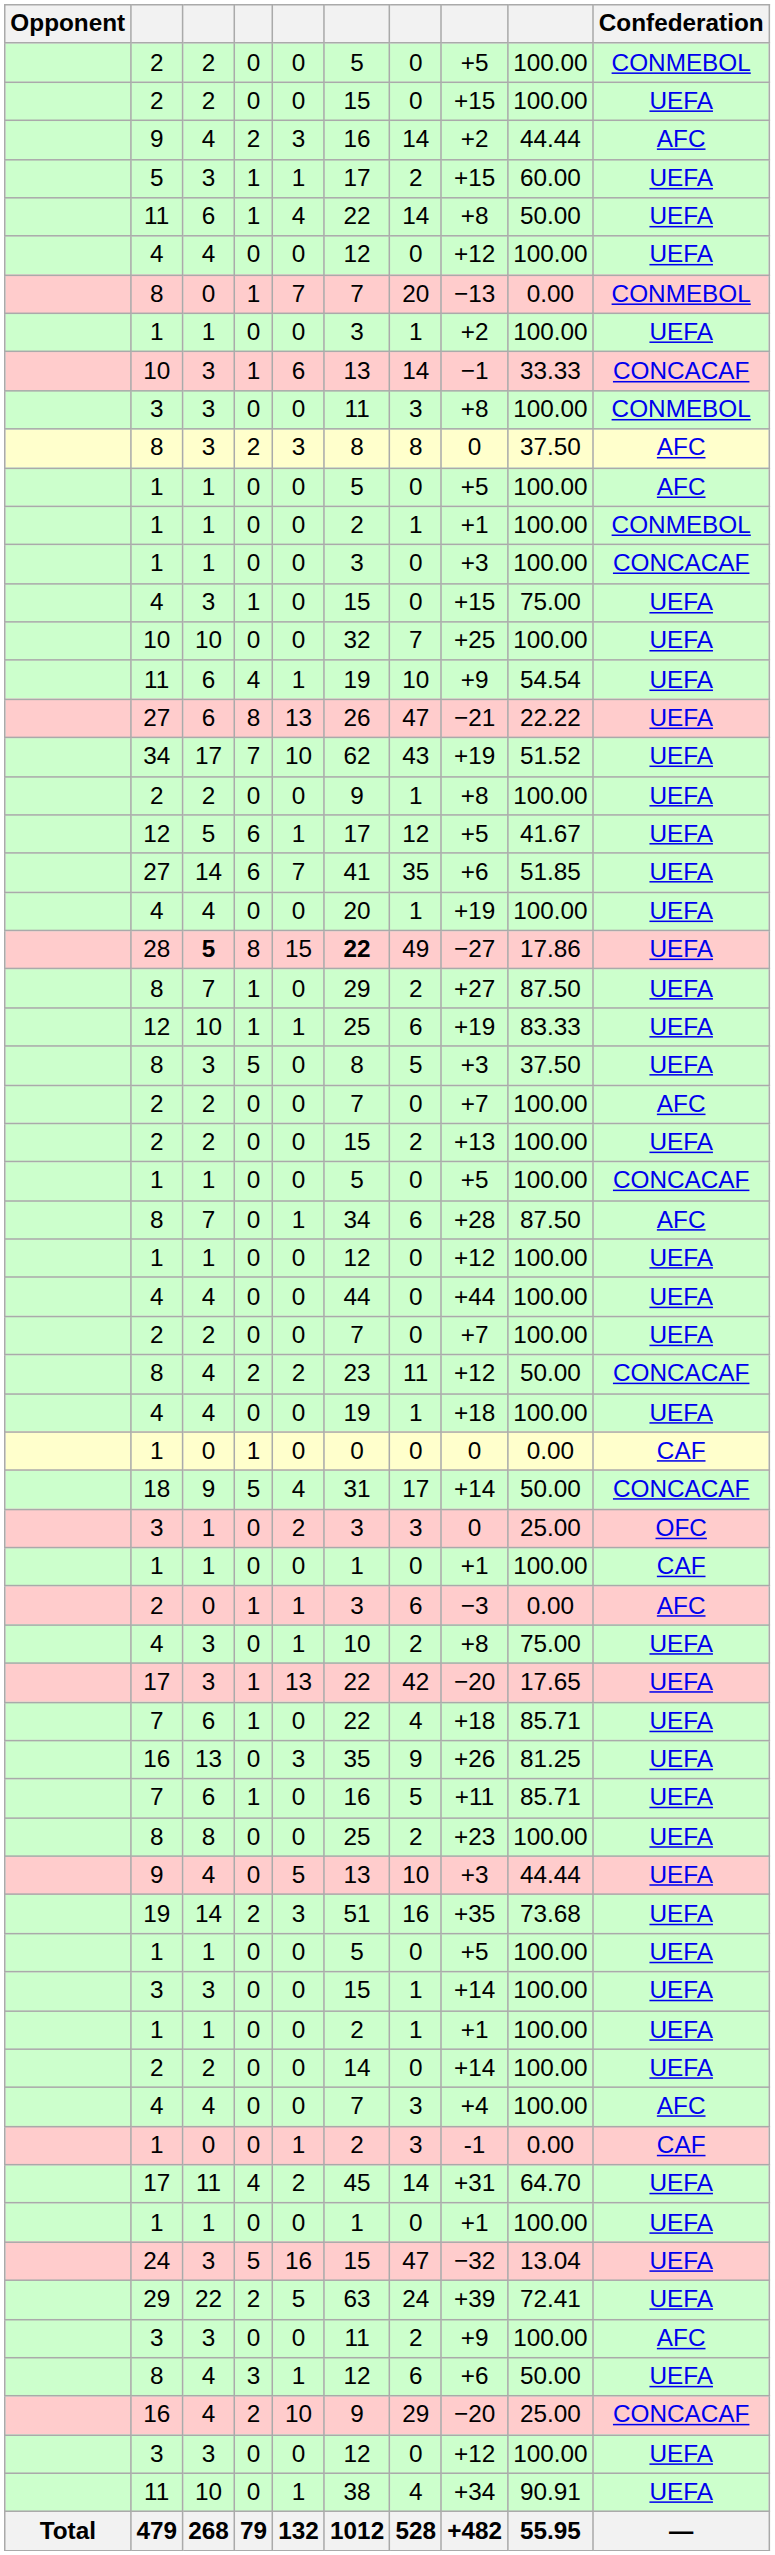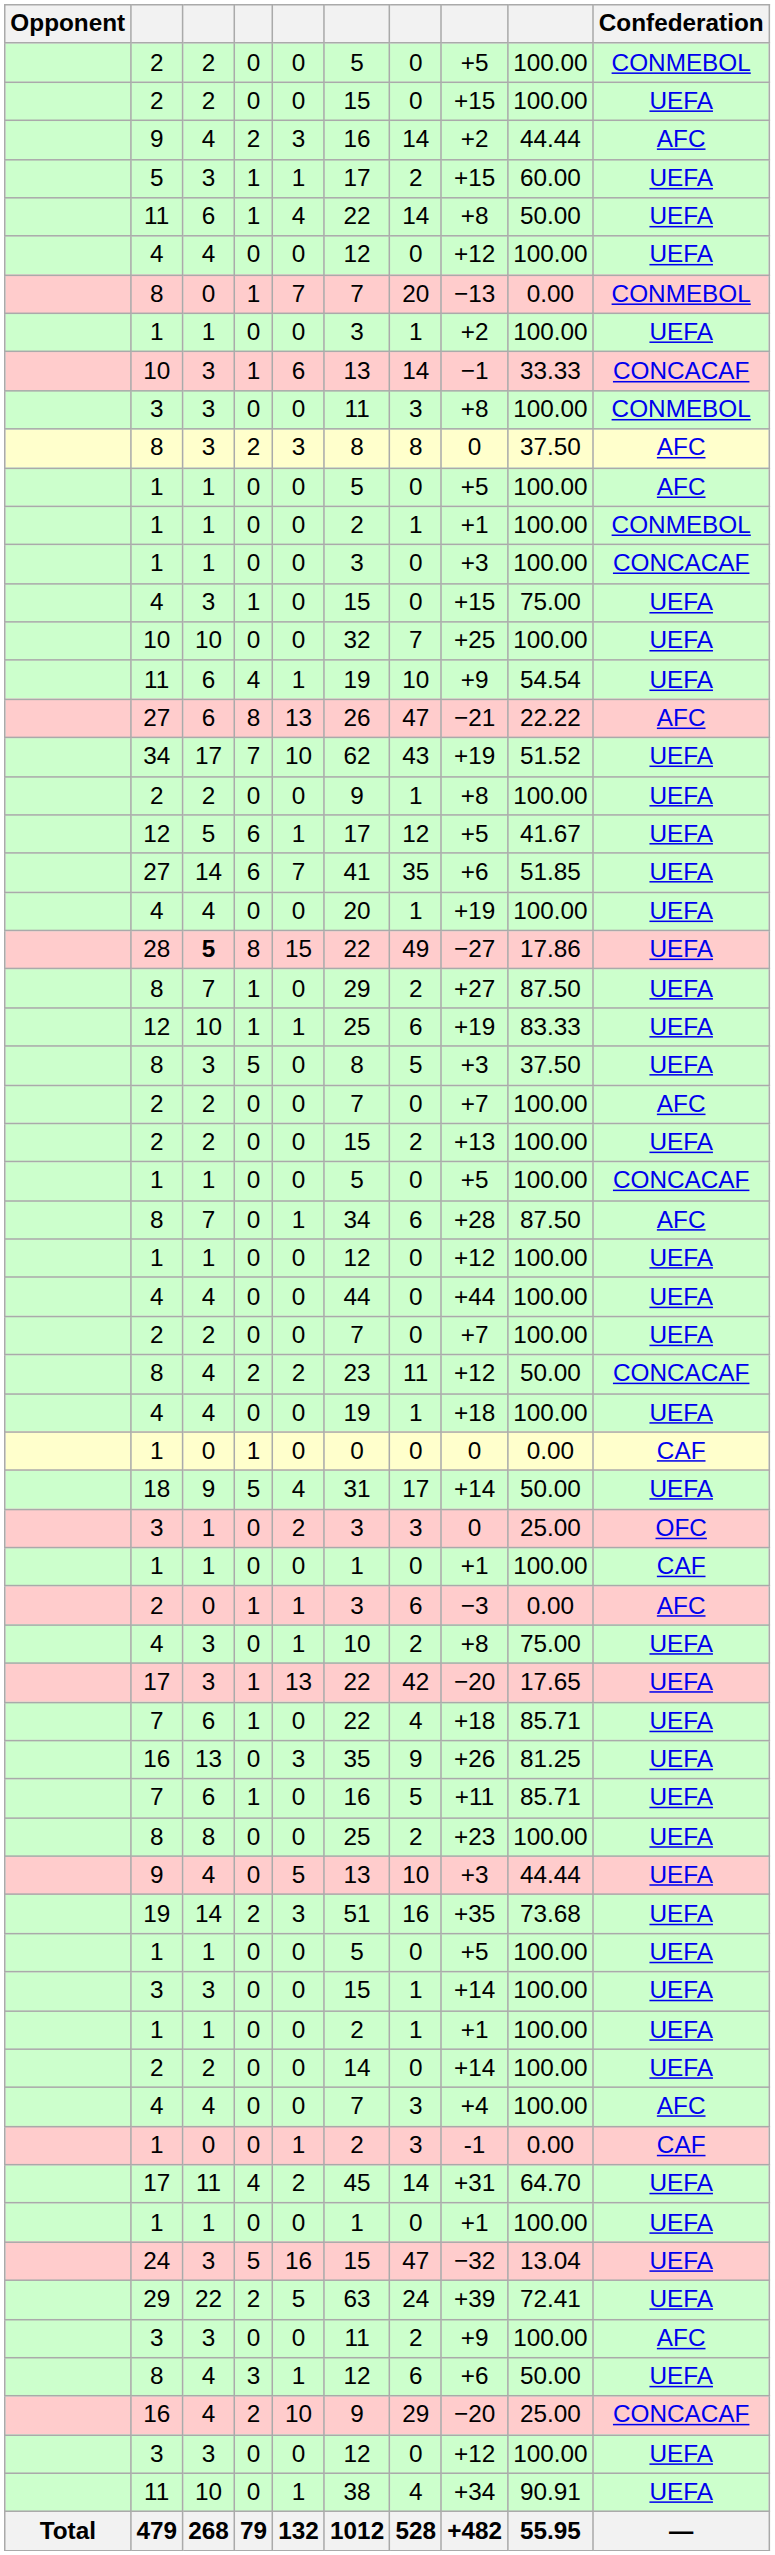(681, 718) UEFA -> (681, 718) AFC
(357, 949) bold -> (357, 949) normal
(681, 1489) CONCACAF -> (681, 1489) UEFA
